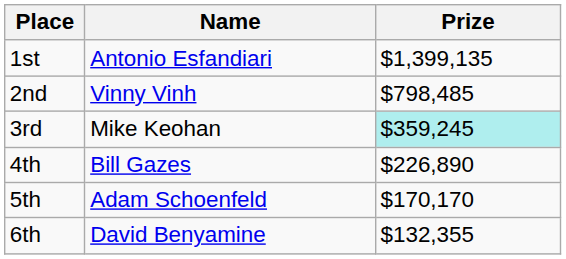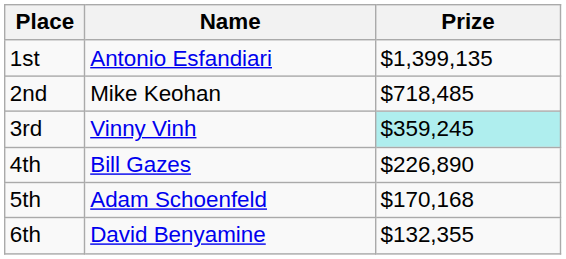(143, 93) Vinny Vinh -> (156, 93) Mike Keohan
(427, 93) $798,485 -> (427, 93) $718,485
(156, 128) Mike Keohan -> (143, 128) Vinny Vinh
(427, 199) $170,170 -> (427, 199) $170,168
